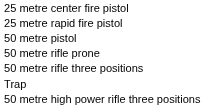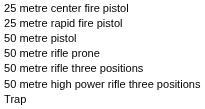rows swapped: (102, 99) <-> (15, 84)
